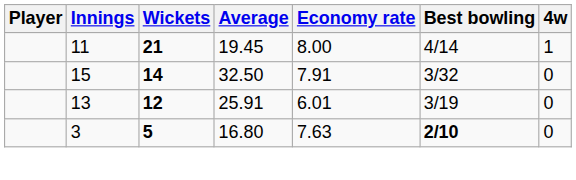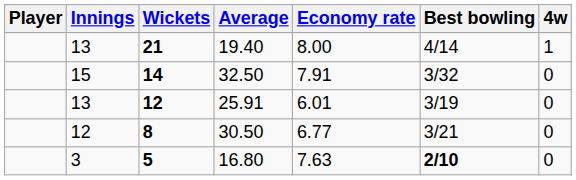(80, 47) 11 -> (81, 47) 13
(241, 47) 19.45 -> (241, 47) 19.40
+ row: (148, 132)
